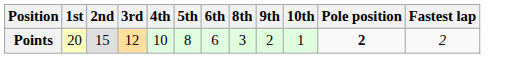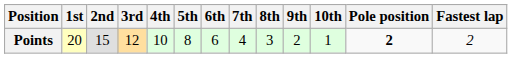+ column: (242, 16)
